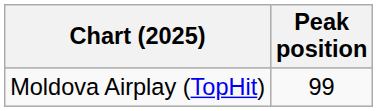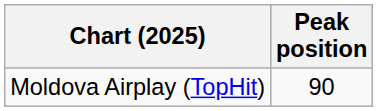(322, 86) 99 -> (322, 86) 90
